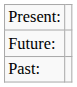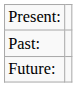rows swapped: (24, 69) <-> (32, 43)
